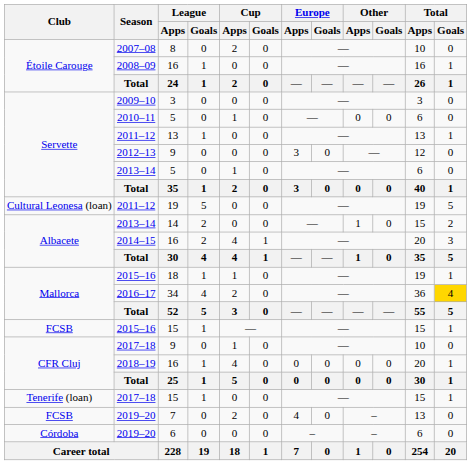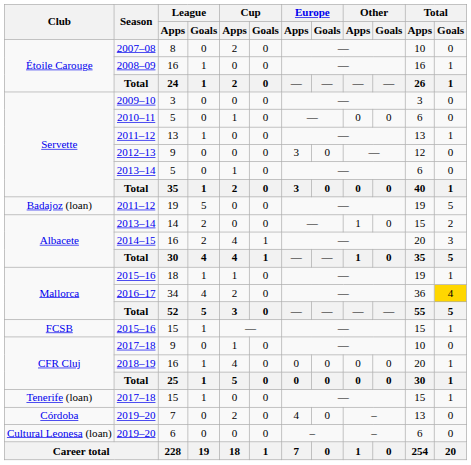(59, 205) Cultural Leonesa (loan) -> (59, 205) Badajoz (loan)
(59, 415) FCSB -> (59, 415) Córdoba
(59, 433) Córdoba -> (59, 433) Cultural Leonesa (loan)
